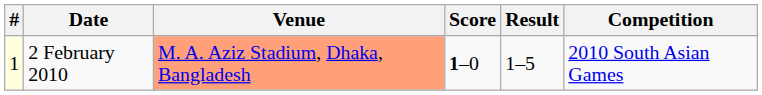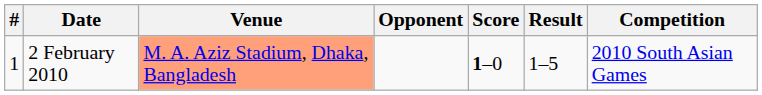+ column: (421, 20)
(14, 62) lightyellow background -> (14, 62) no background
